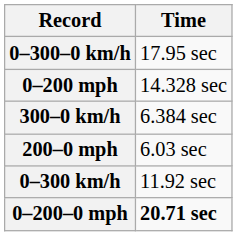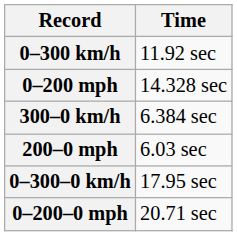rows swapped: (70, 181) <-> (70, 52)
(178, 213) bold -> (178, 213) normal
